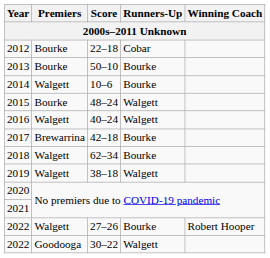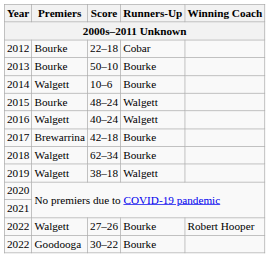(140, 244) Walgett -> (140, 244) Bourke
